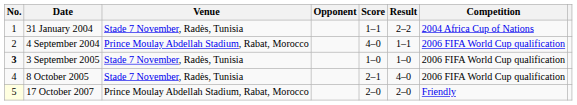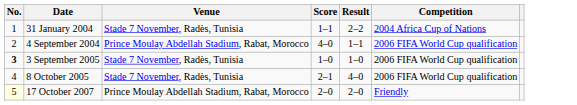- column: (335, 12)
